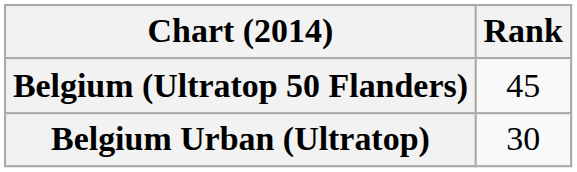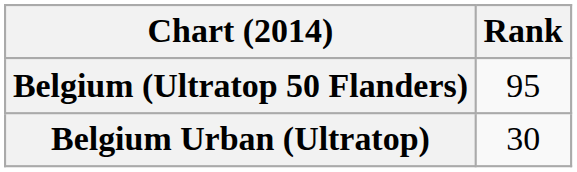(523, 85) 45 -> (523, 85) 95
